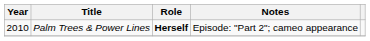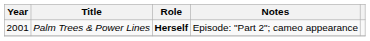(18, 28) 2010 -> (18, 28) 2001
